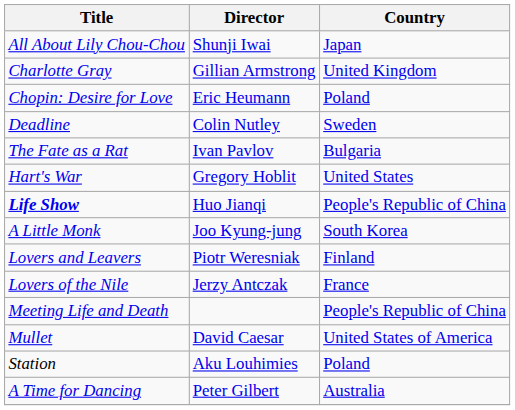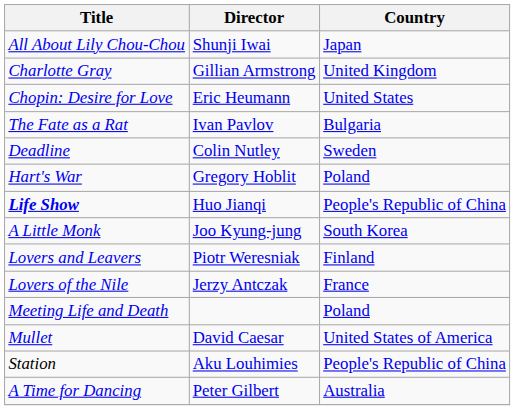(347, 97) Poland -> (368, 97) United States
rows swapped: (39, 124) <-> (68, 151)
(368, 177) United States -> (347, 177) Poland
(415, 310) People's Republic of China -> (347, 310) Poland
(347, 364) Poland -> (415, 364) People's Republic of China
